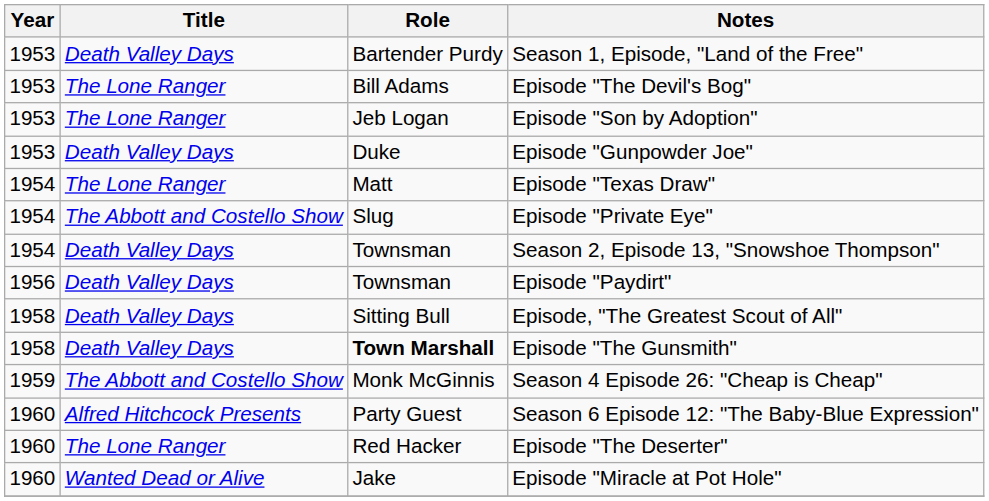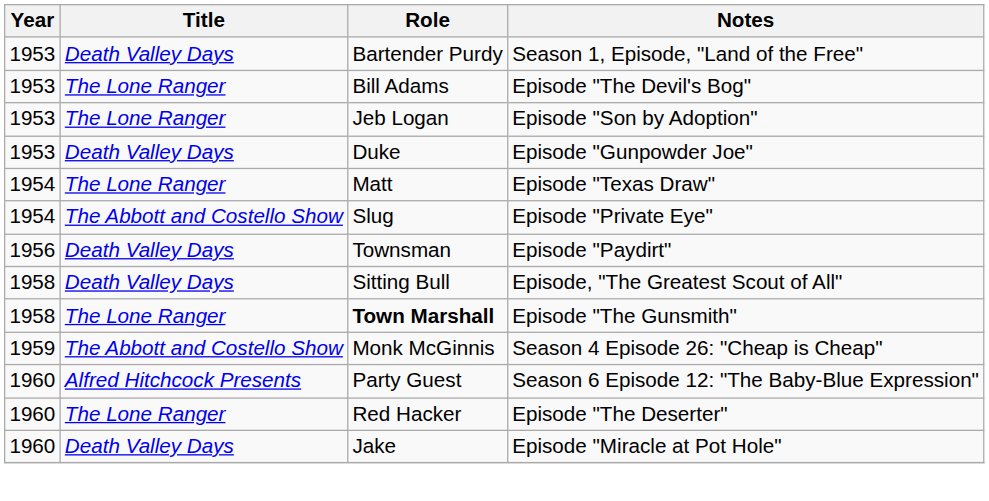- row: (726, 250)
(149, 348) Death Valley Days -> (145, 315) The Lone Ranger
(165, 479) Wanted Dead or Alive -> (149, 446) Death Valley Days
